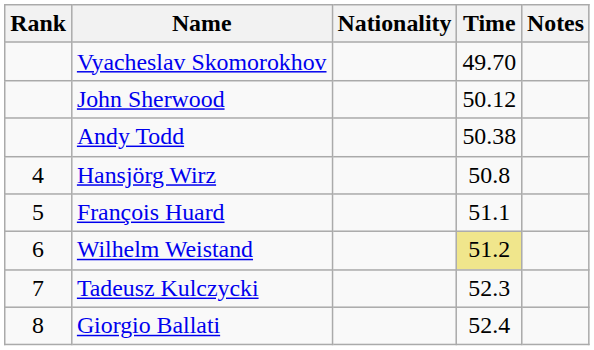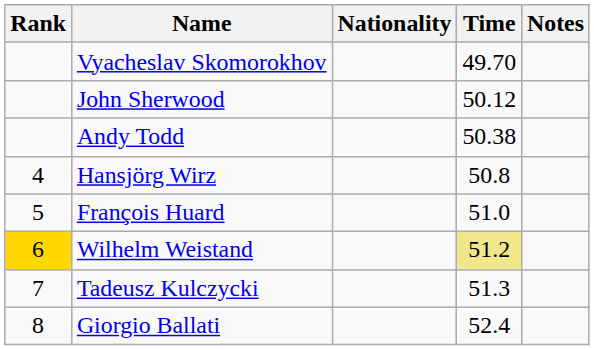(489, 212) 51.1 -> (489, 212) 51.0
(38, 250) no background -> (38, 250) gold background
(489, 288) 52.3 -> (489, 288) 51.3
